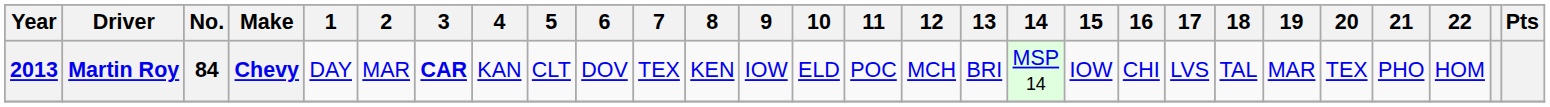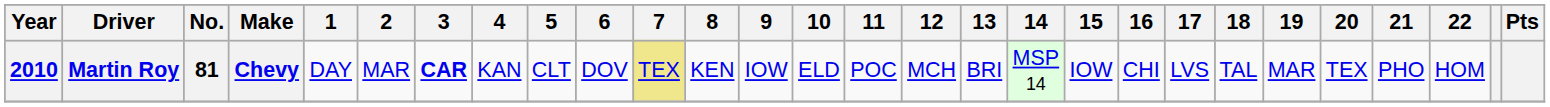(34, 71) 2013 -> (34, 71) 2010
(207, 71) 84 -> (207, 71) 81
(659, 71) no background -> (659, 71) khaki background
